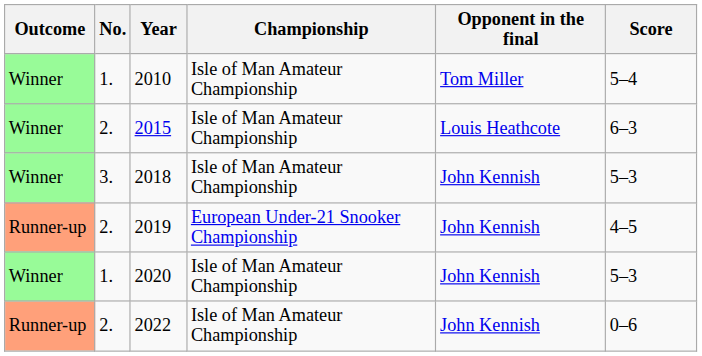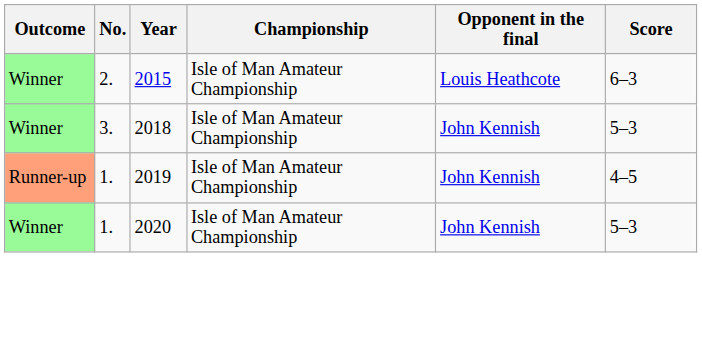- row: (153, 78)
(106, 227) 2. -> (106, 177) 1.
(296, 227) European Under-21 Snooker Championship -> (267, 177) Isle of Man Amateur Championship
- row: (153, 325)
